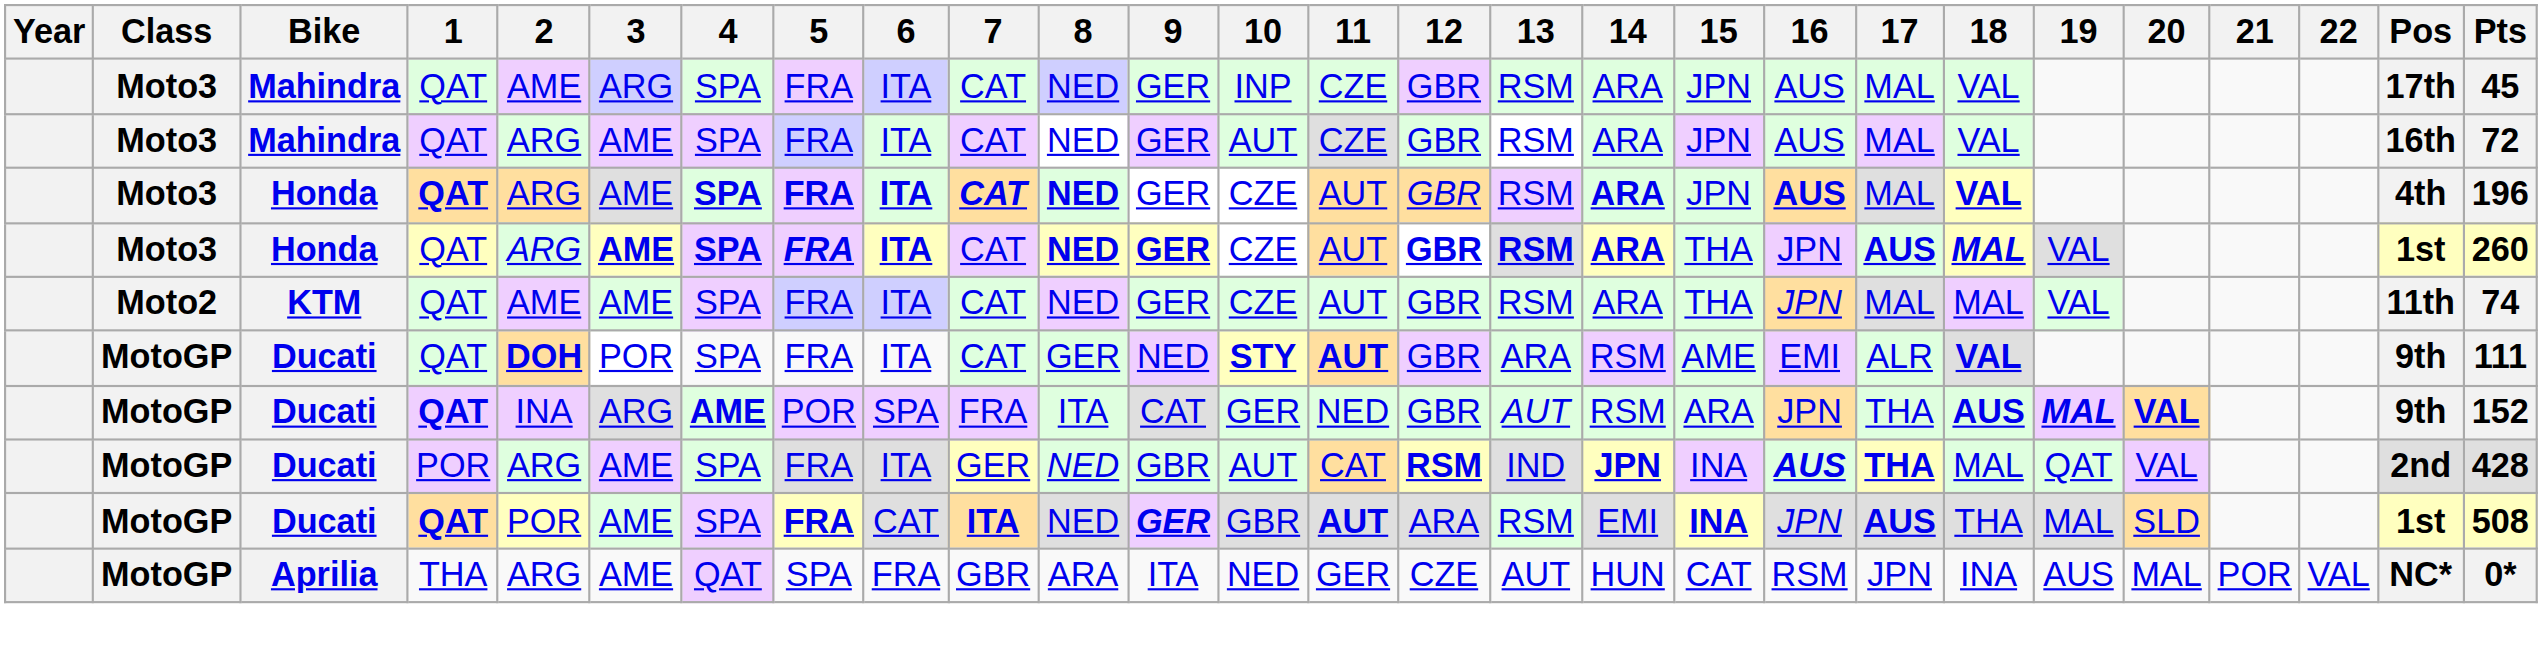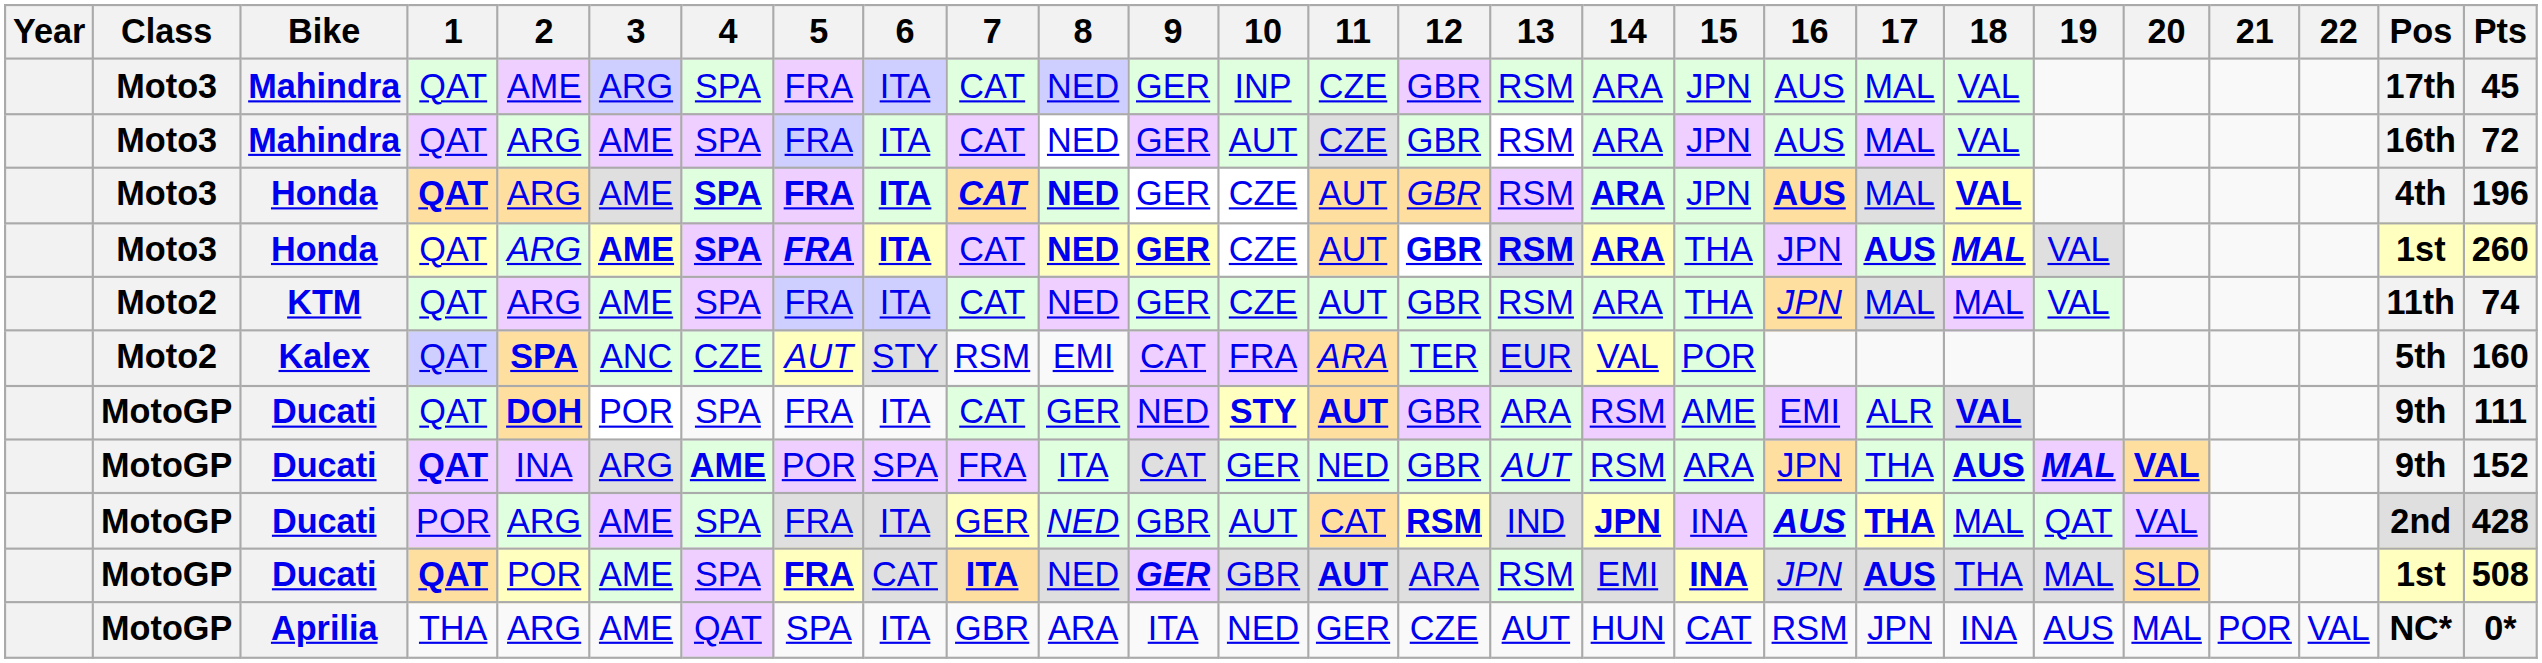(544, 303) AME -> (544, 303) ARG
+ row: (324, 357)
(906, 574) FRA -> (905, 628) ITA
